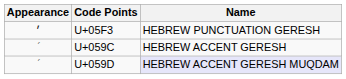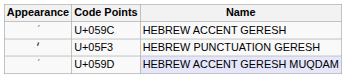rows swapped: (94, 30) <-> (94, 47)
